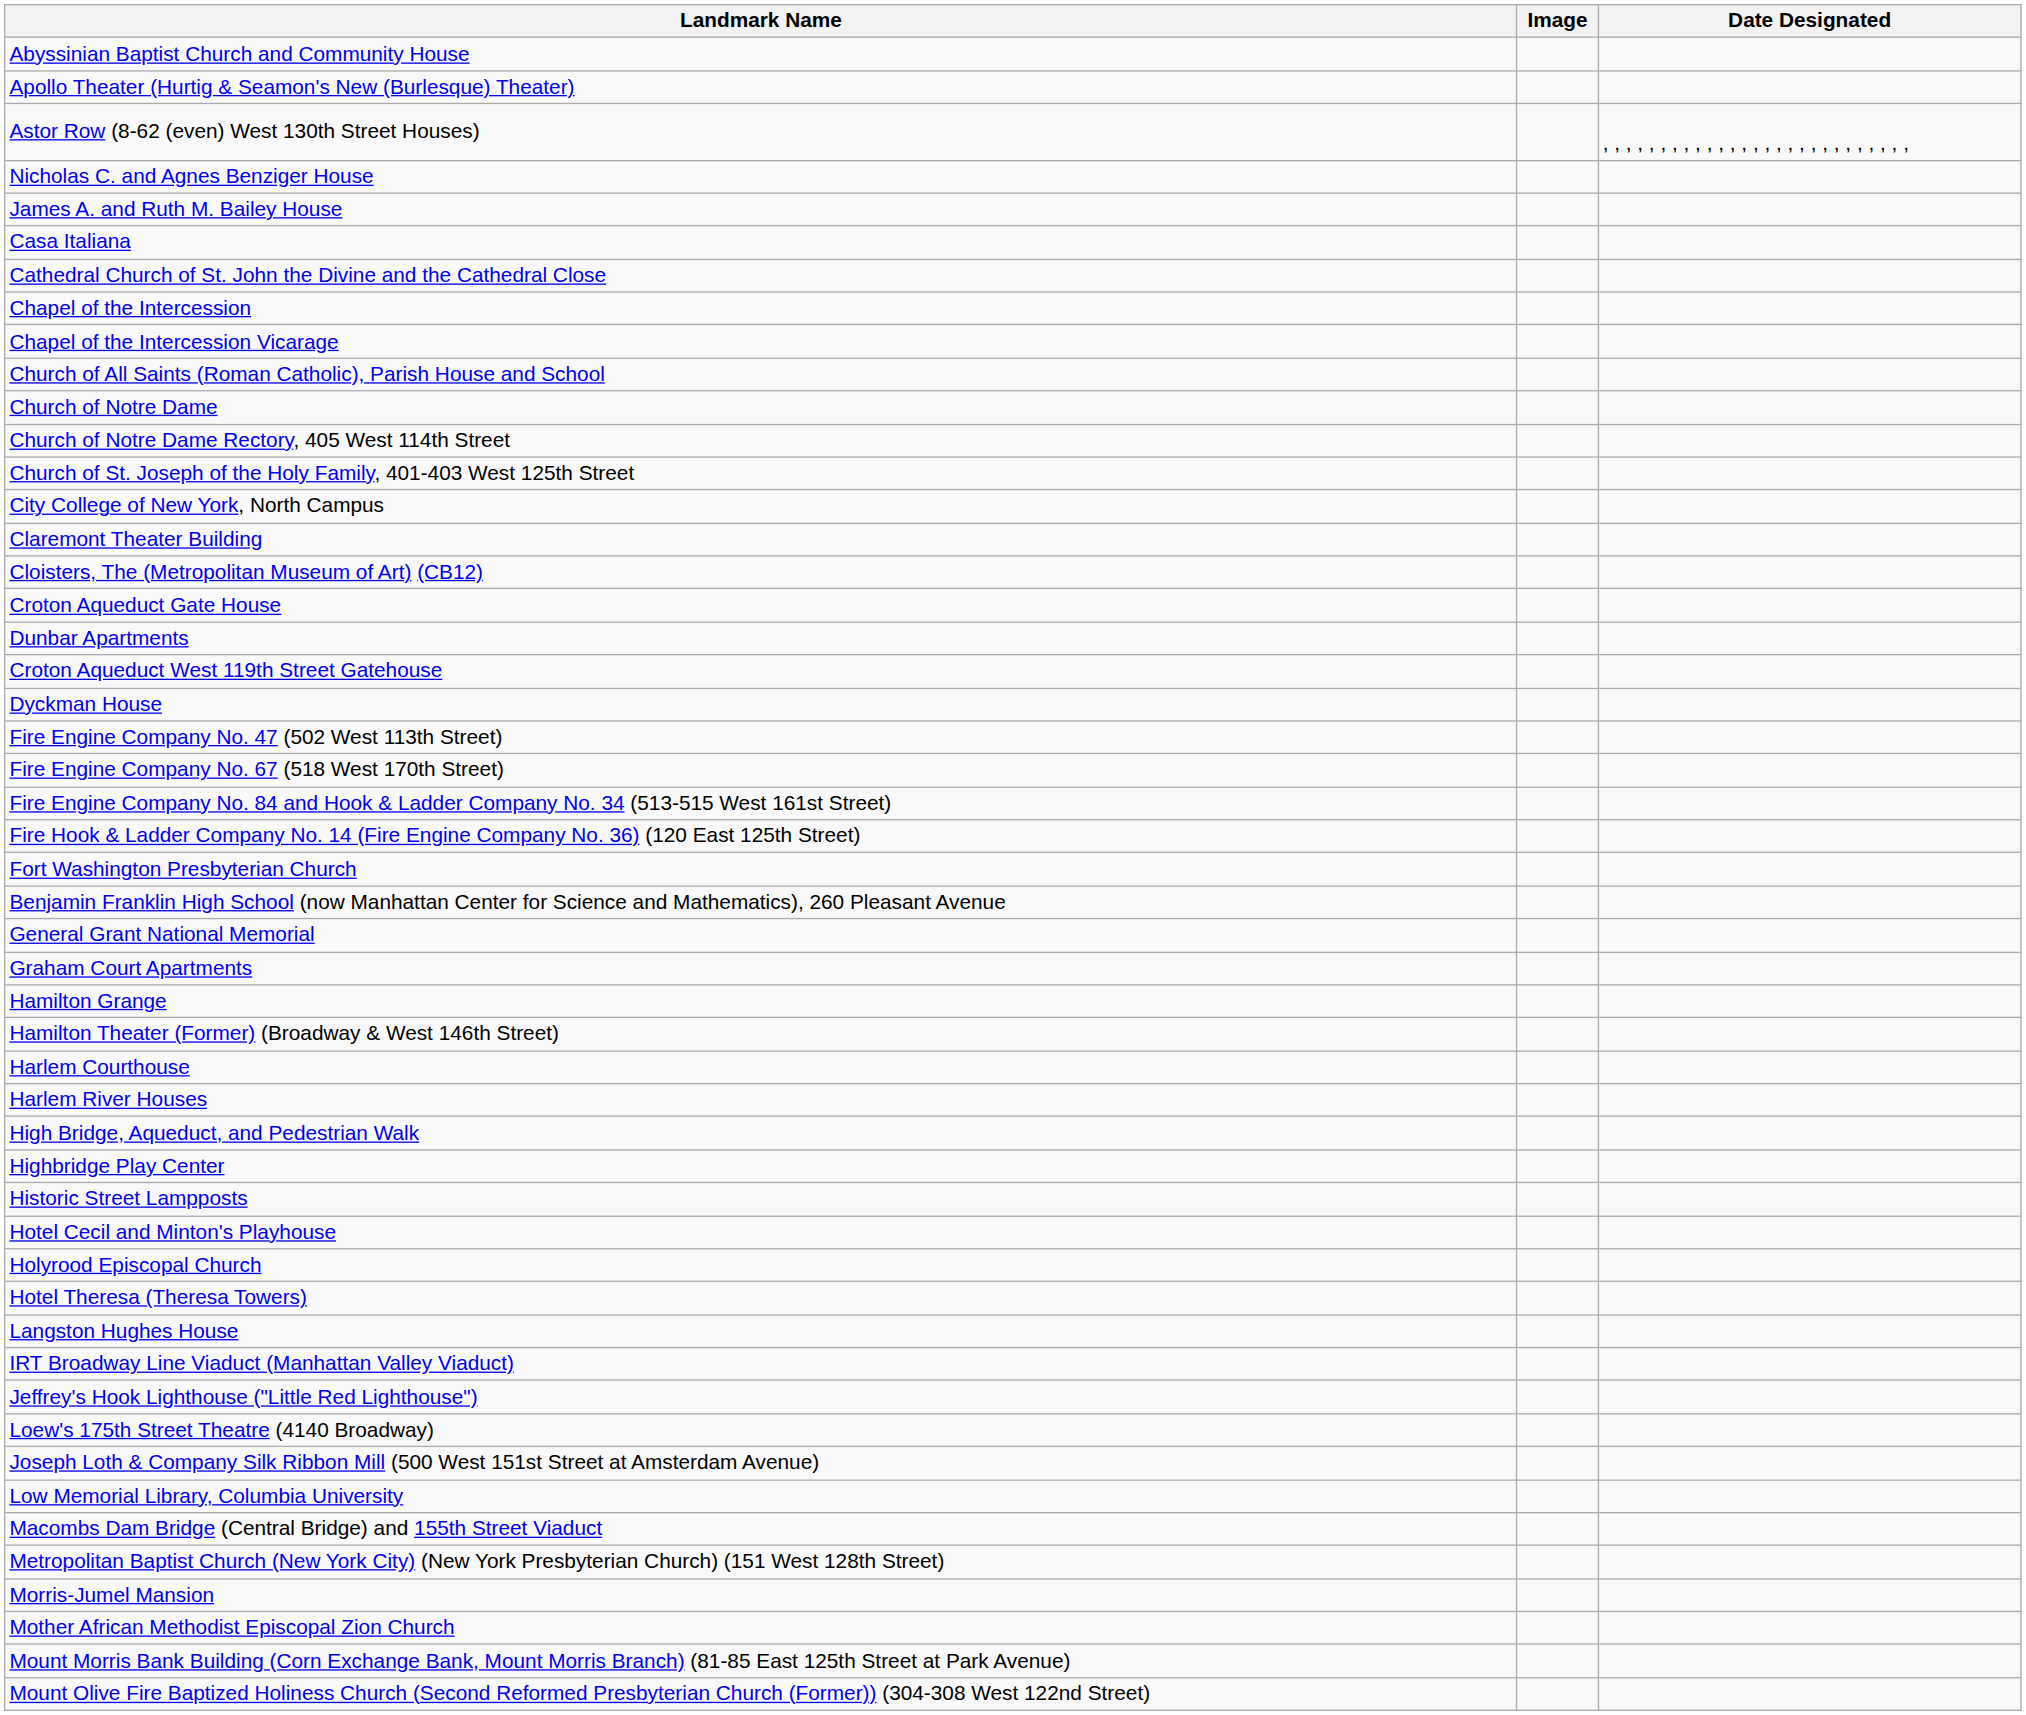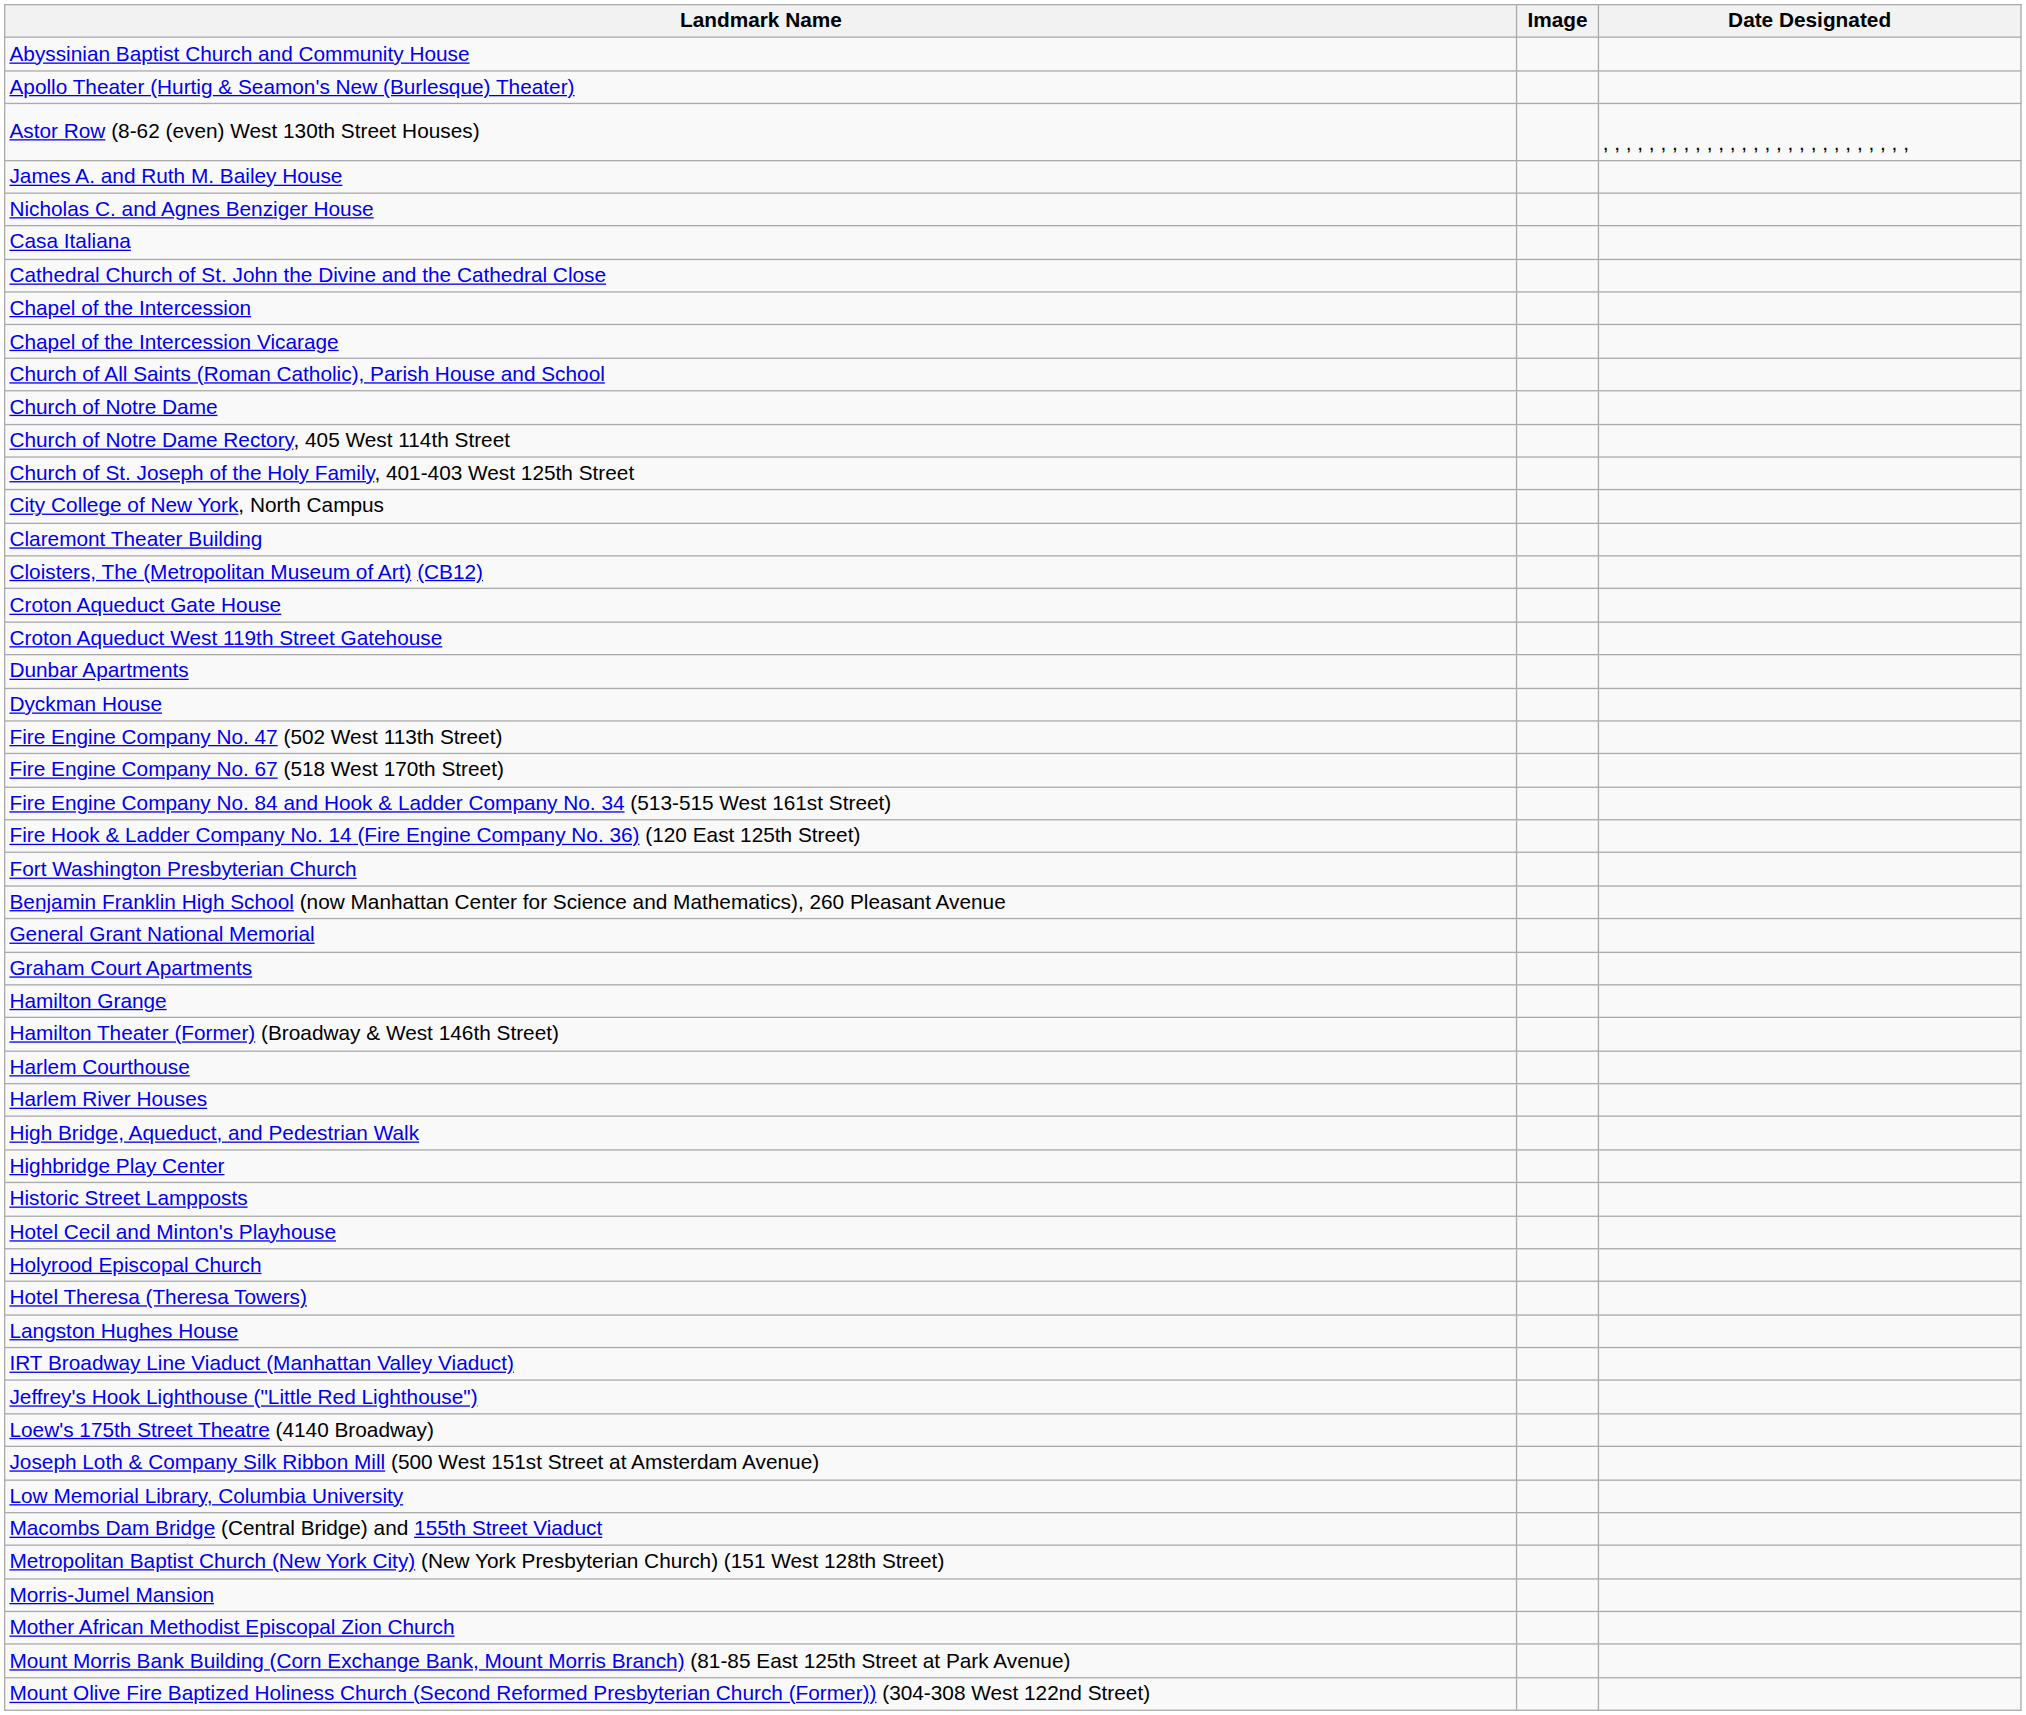rows swapped: (176, 209) <-> (192, 176)
rows swapped: (226, 671) <-> (99, 638)
